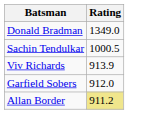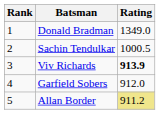+ column: (20, 13)
(102, 65) normal -> (132, 65) bold
